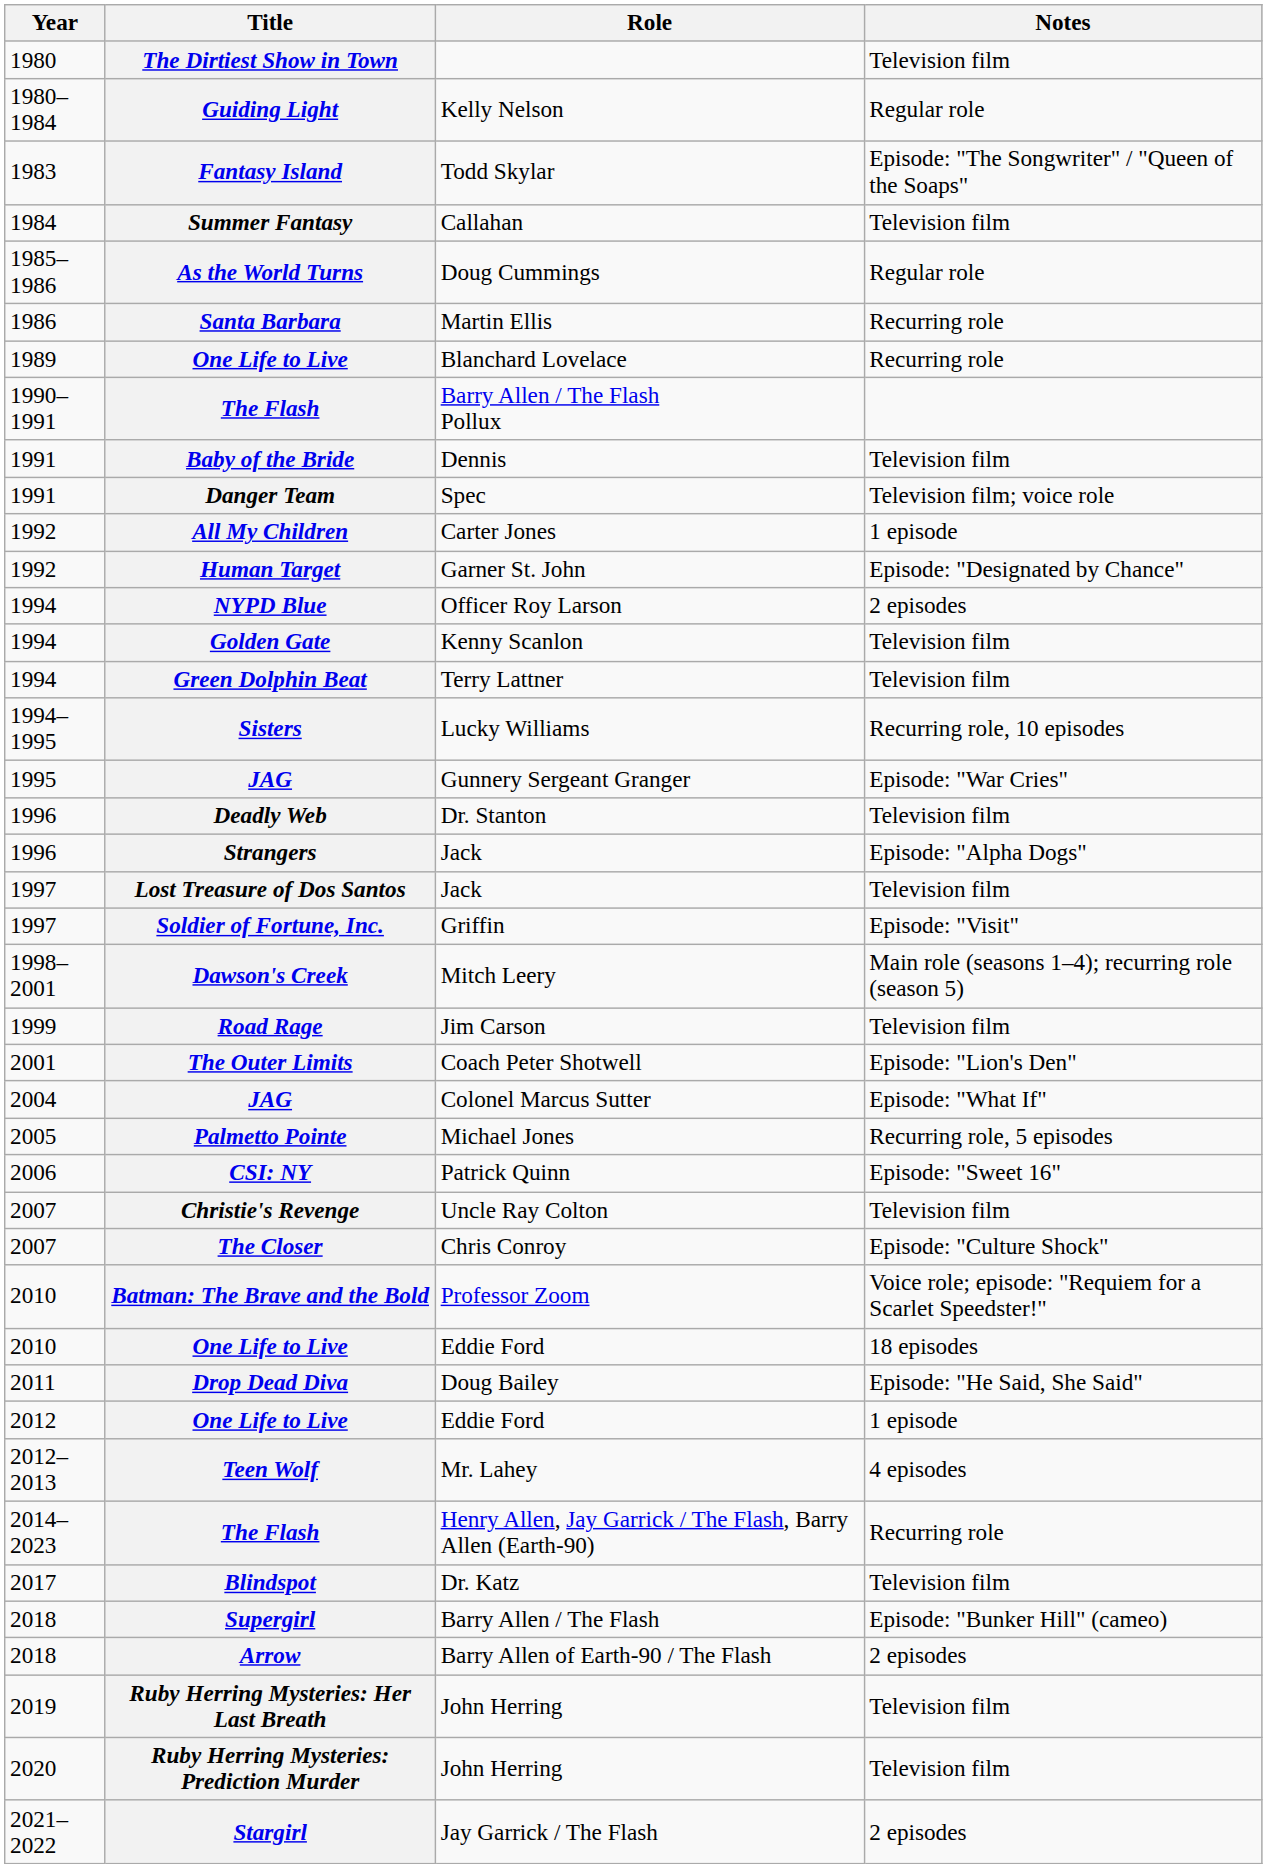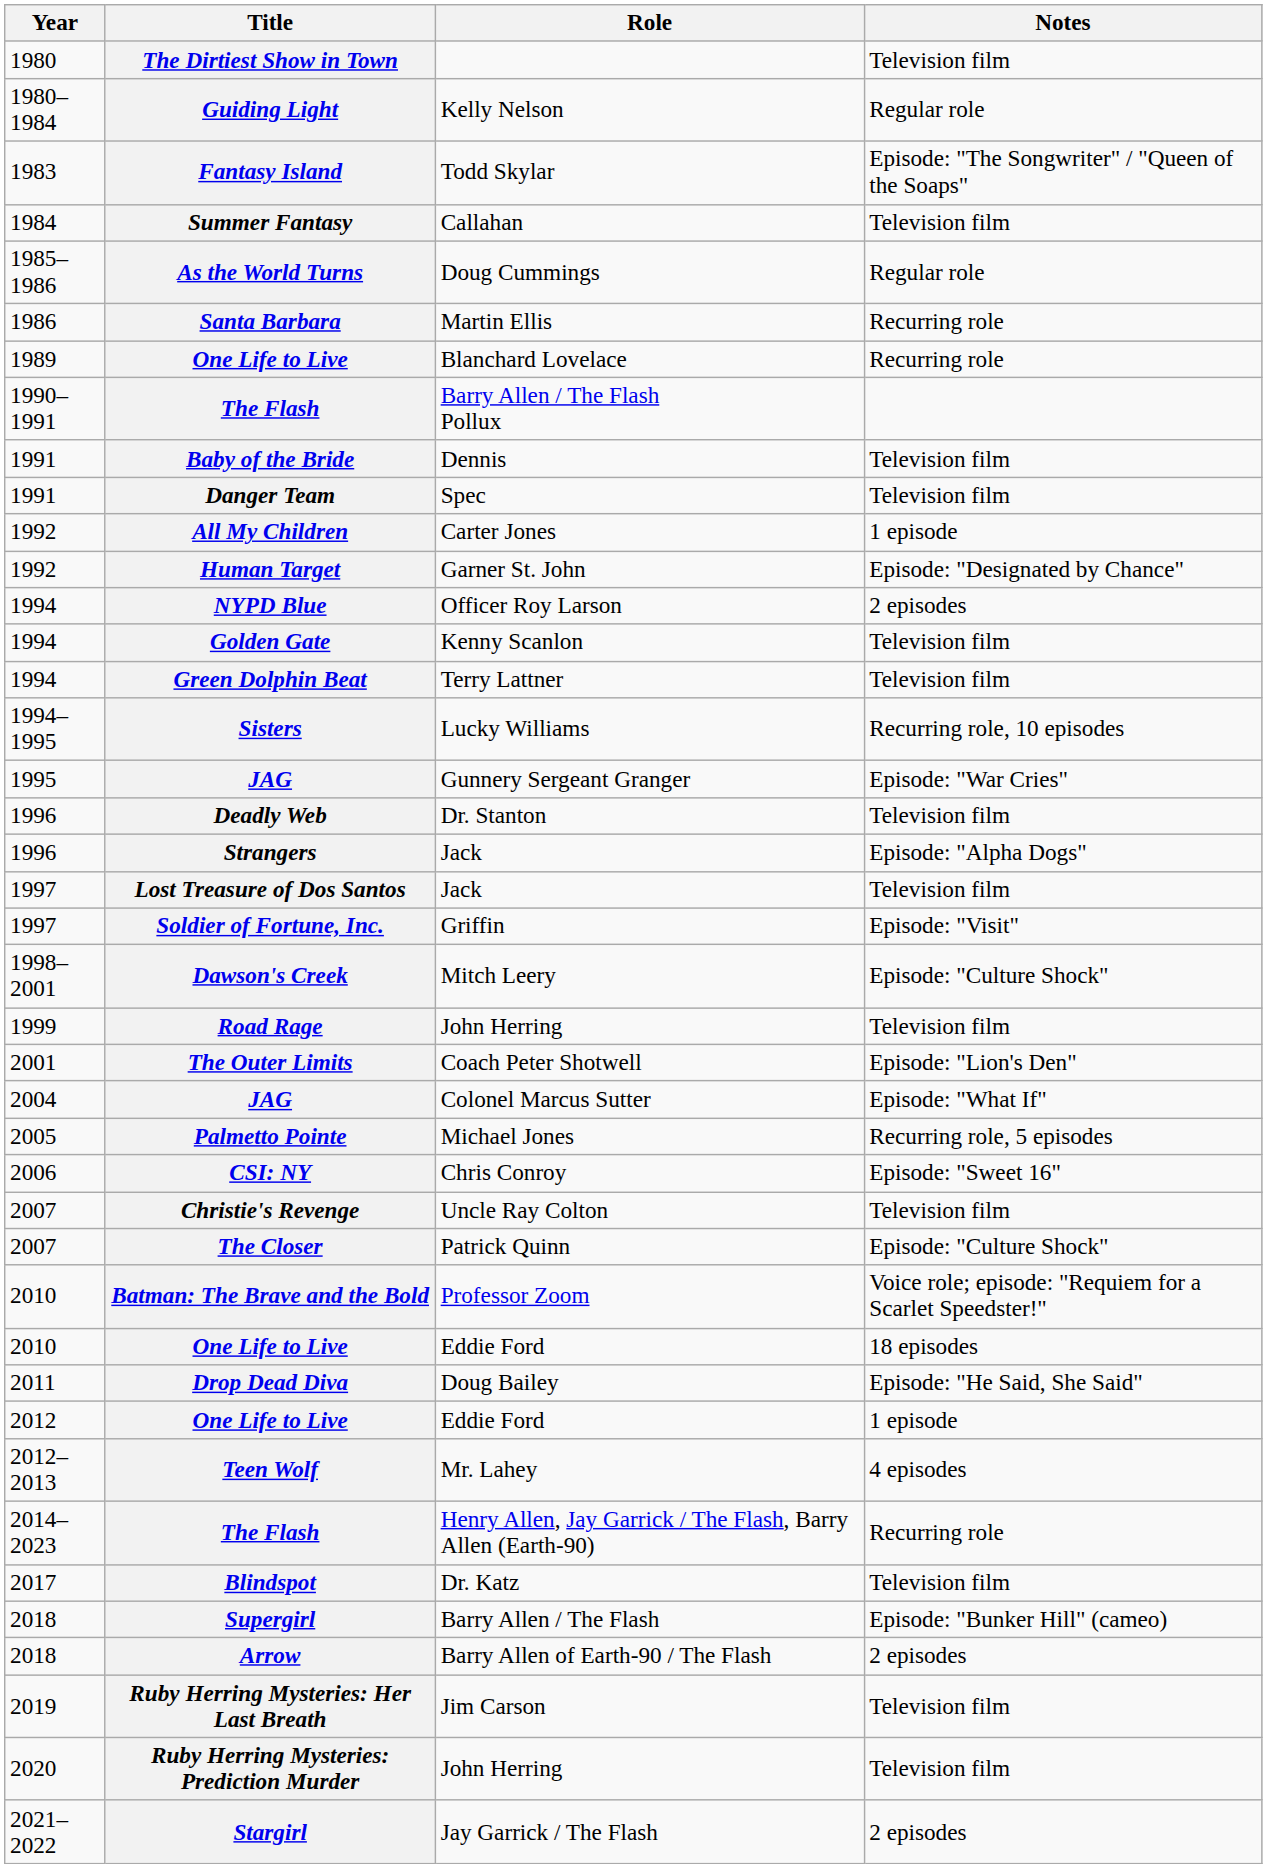(992, 495) Television film; voice role -> (940, 495) Television film
(1051, 975) Main role (seasons 1–4); recurring role (season 5) -> (989, 975) Episode: "Culture Shock"
(493, 1025) Jim Carson -> (502, 1025) John Herring
(505, 1172) Patrick Quinn -> (503, 1172) Chris Conroy
(503, 1246) Chris Conroy -> (505, 1246) Patrick Quinn
(502, 1705) John Herring -> (493, 1705) Jim Carson
